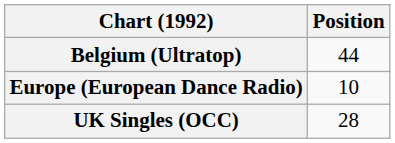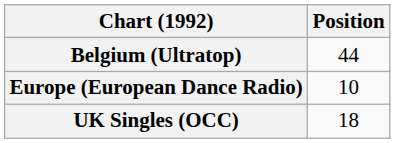(349, 120) 28 -> (349, 120) 18
